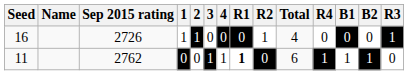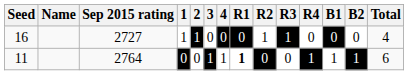columns swapped: (392, 15) <-> (295, 15)
(128, 37) 2726 -> (128, 37) 2727
(128, 59) 2762 -> (128, 59) 2764
